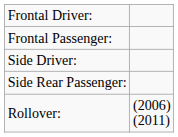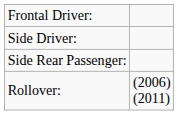- row: (60, 37)
